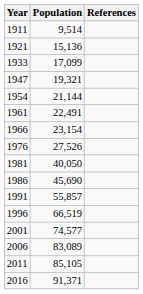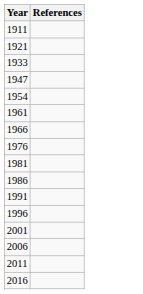- column: (57, 12)
